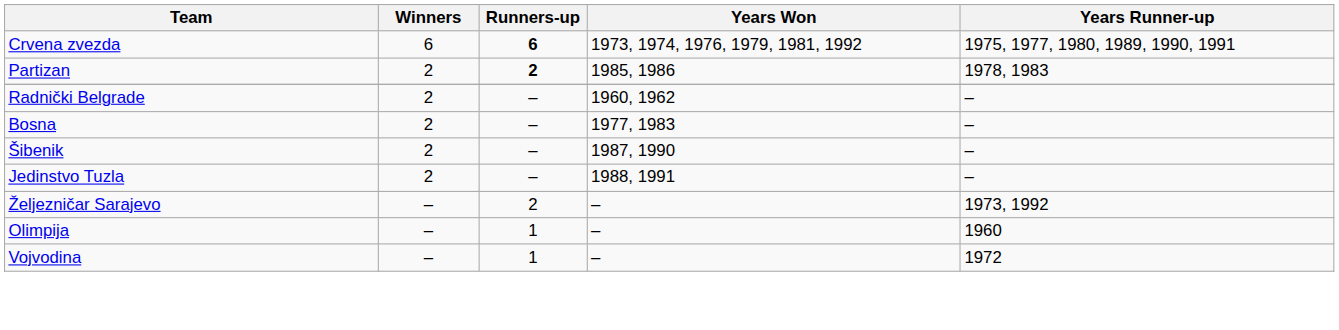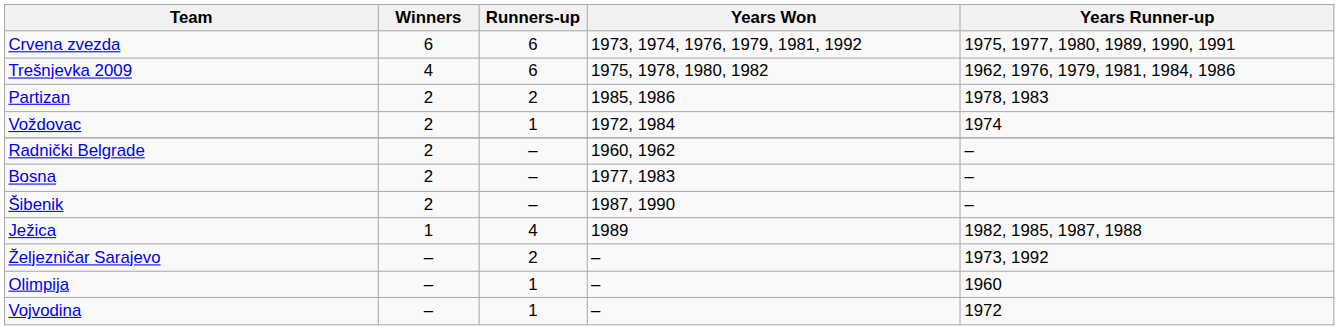(533, 44) bold -> (533, 44) normal
+ row: (70, 71)
(533, 71) bold -> (533, 97) normal
+ row: (45, 124)
- row: (66, 177)
+ row: (32, 230)
